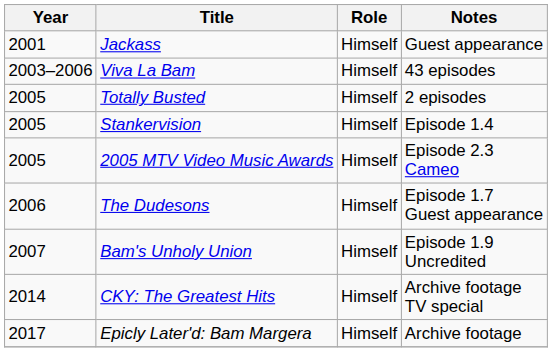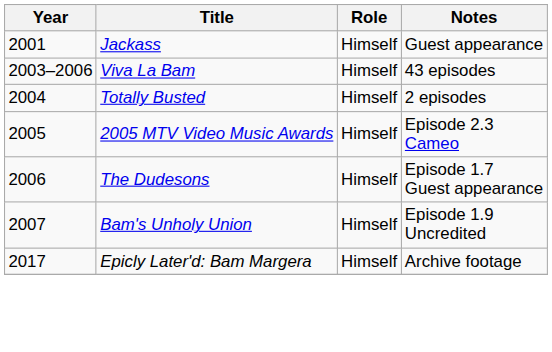(27, 97) 2005 -> (27, 97) 2004
- row: (151, 124)
- row: (188, 297)
